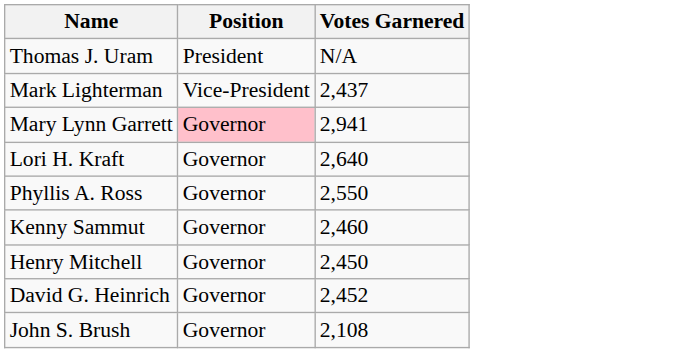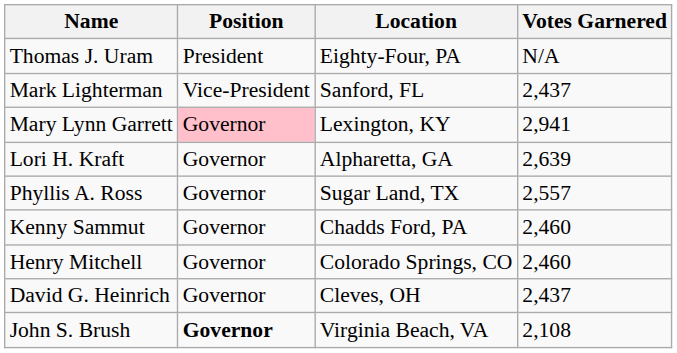+ column: (416, 21)
(344, 158) 2,640 -> (547, 158) 2,639
(344, 192) 2,550 -> (547, 192) 2,557
(344, 261) 2,450 -> (547, 261) 2,460
(344, 295) 2,452 -> (547, 295) 2,437
(224, 329) normal -> (228, 329) bold
